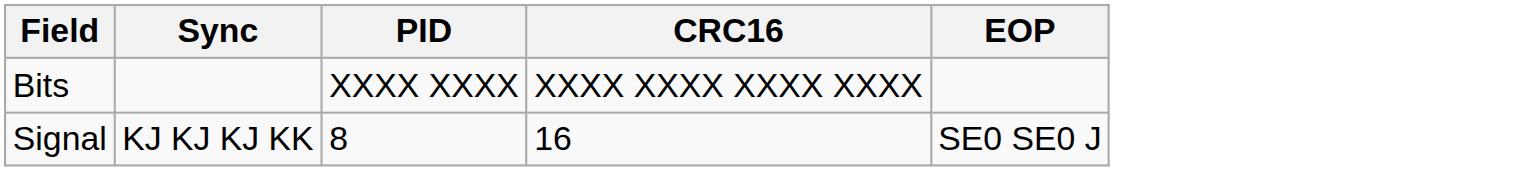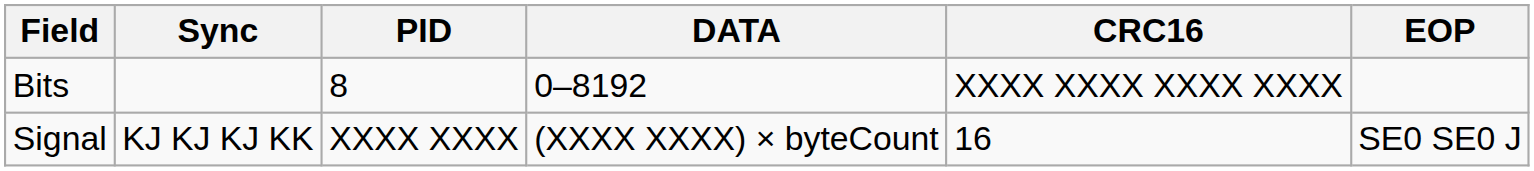+ column: (736, 31)
(424, 84) XXXX XXXX -> (339, 84) 8
(339, 138) 8 -> (424, 138) XXXX XXXX
